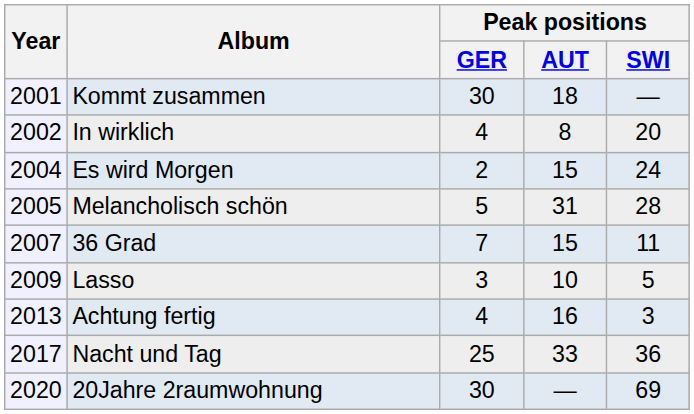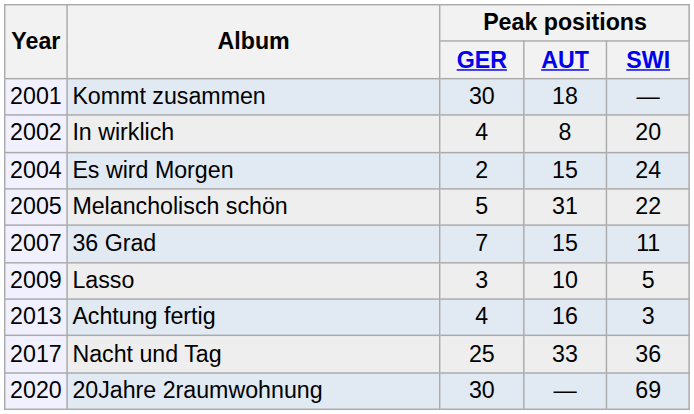(648, 206) 28 -> (648, 206) 22
